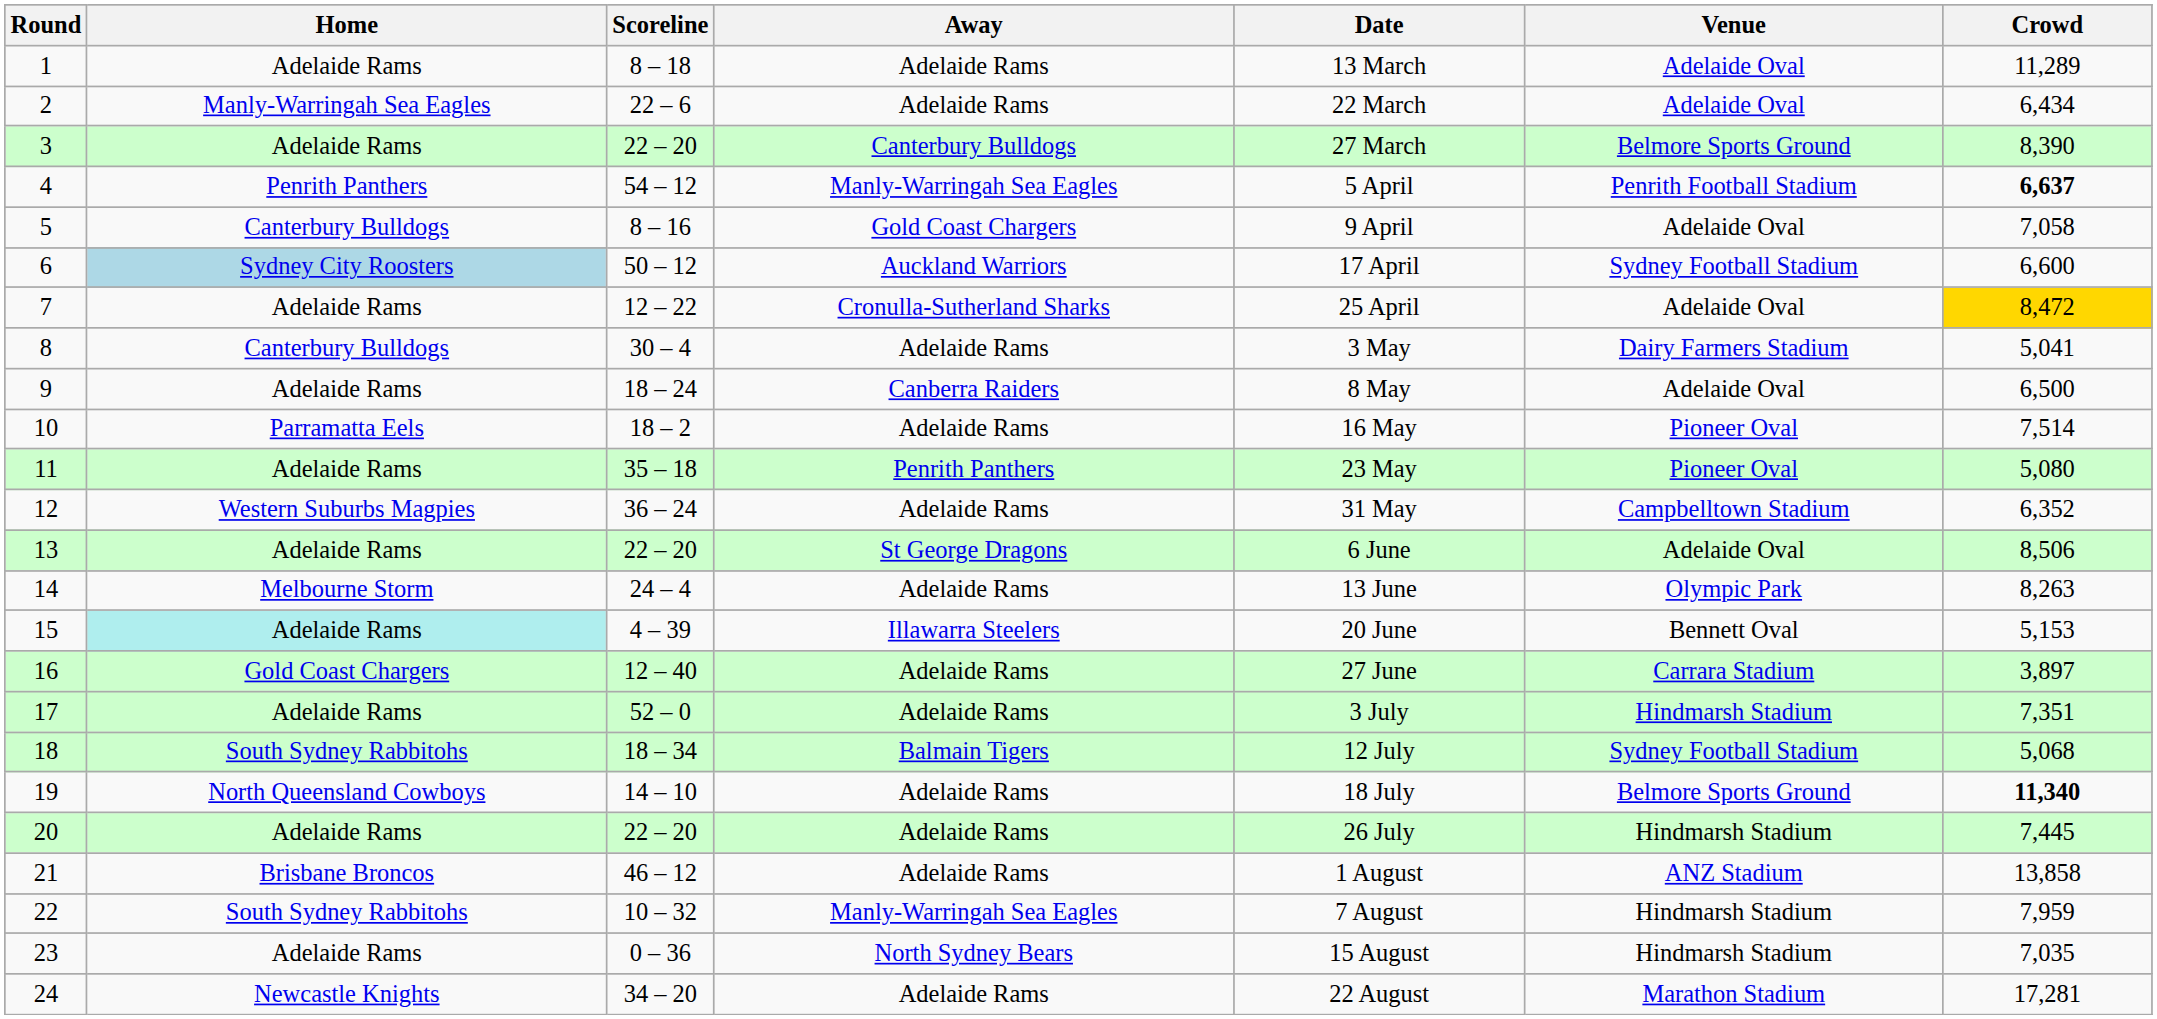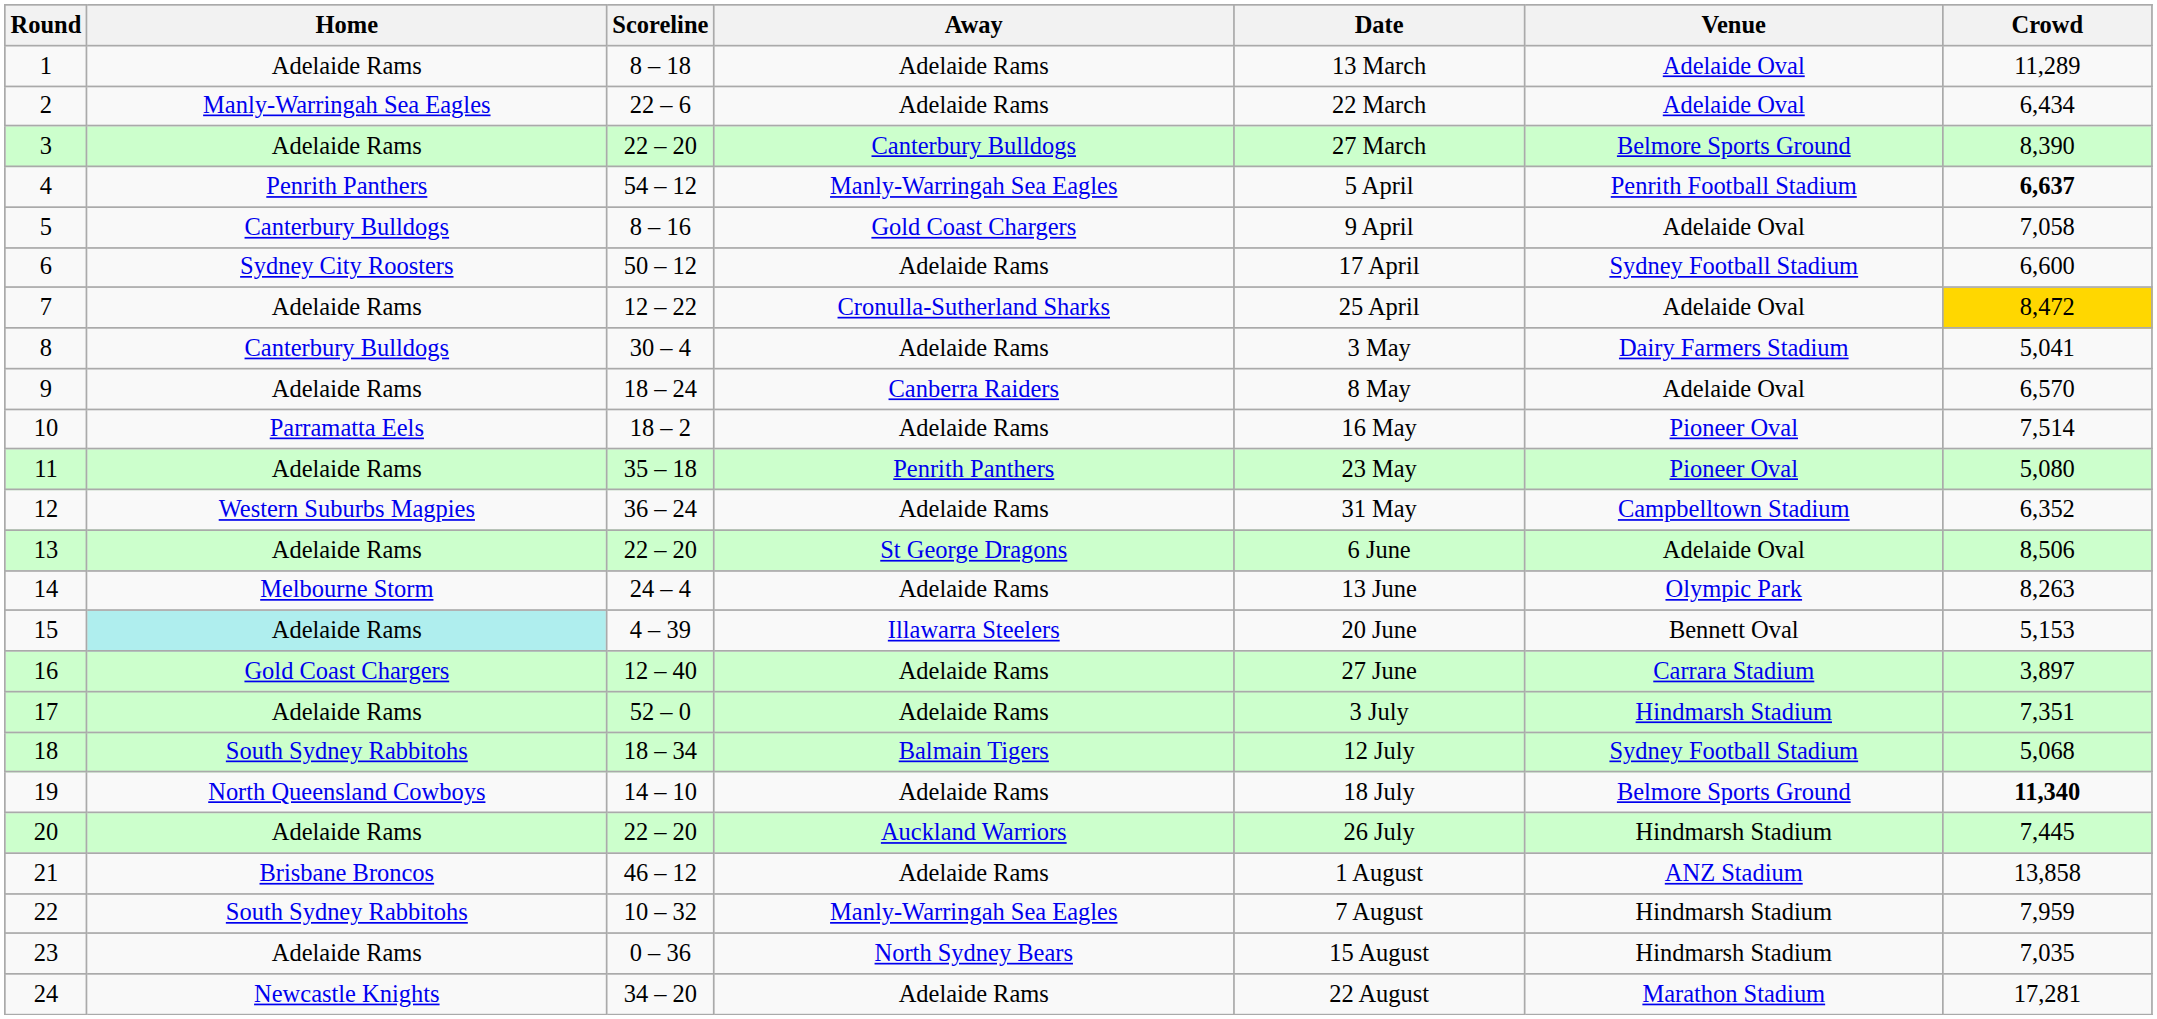(347, 267) lightblue background -> (347, 267) no background
(974, 267) Auckland Warriors -> (974, 267) Adelaide Rams
(2047, 388) 6,500 -> (2047, 388) 6,570
(974, 832) Adelaide Rams -> (974, 832) Auckland Warriors
